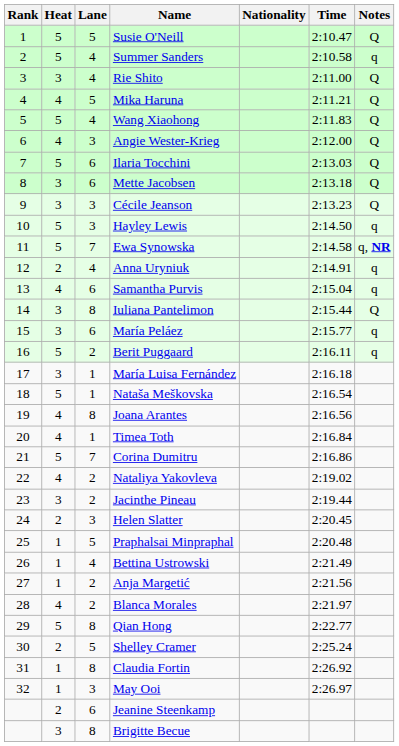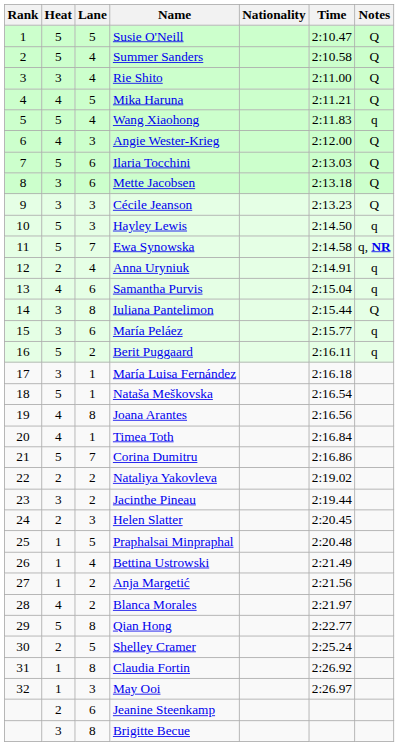(374, 57) q -> (374, 57) Q
(374, 120) Q -> (374, 120) q
(58, 478) 4 -> (58, 478) 2
